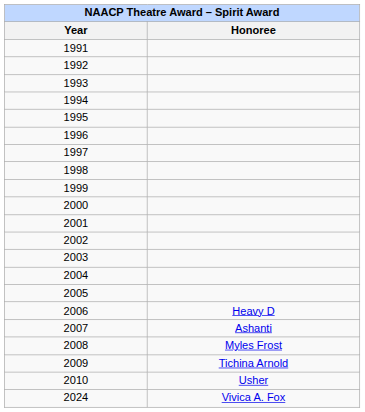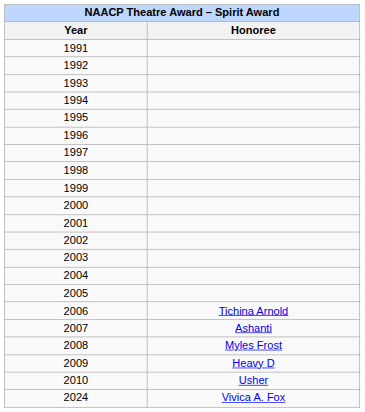(253, 310) Heavy D -> (253, 310) Tichina Arnold
(253, 363) Tichina Arnold -> (253, 363) Heavy D
